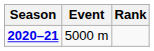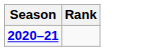- column: (86, 15)
